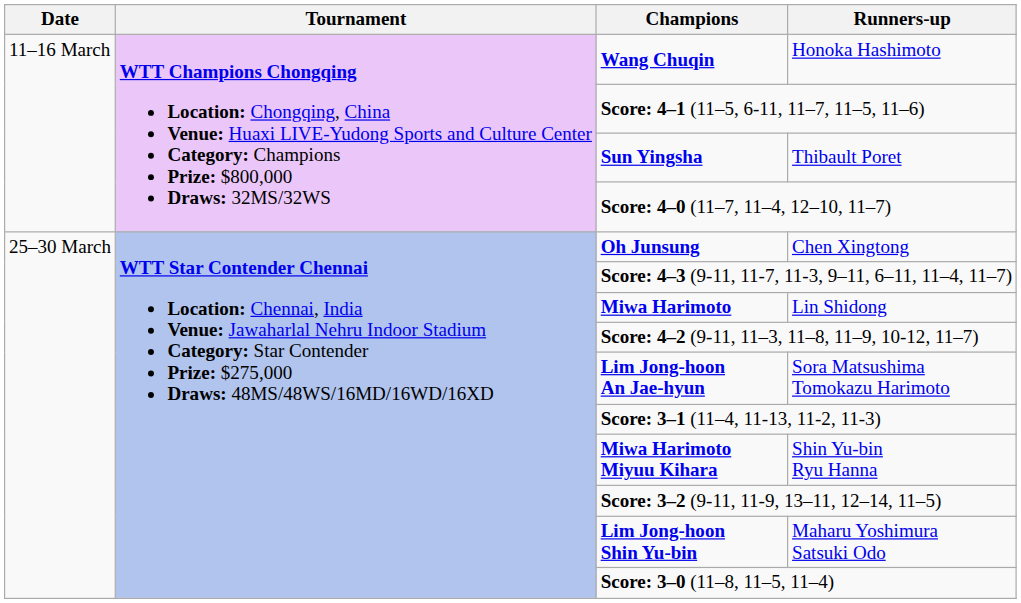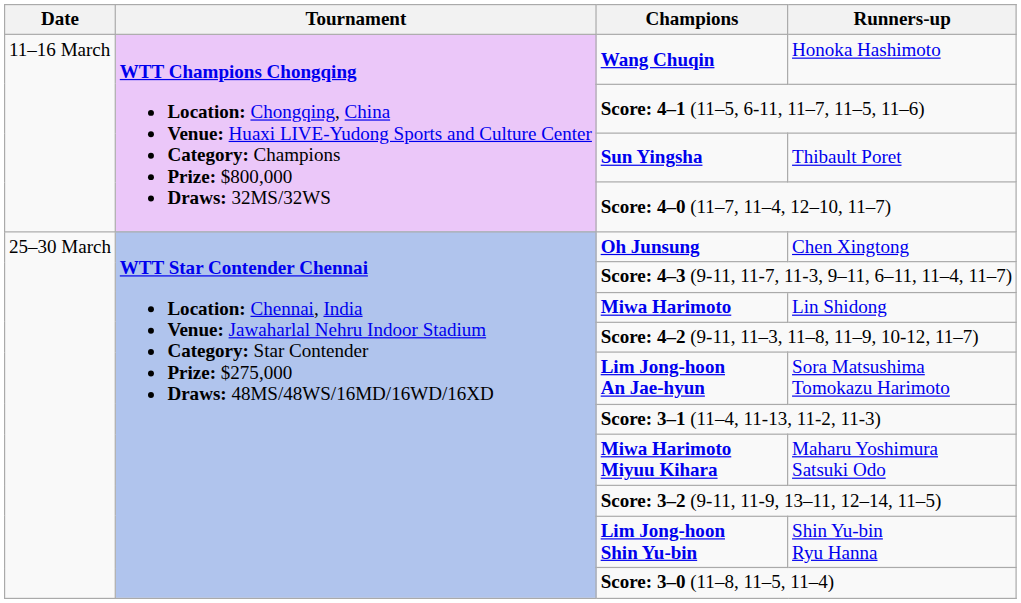(837, 459) Shin Yu-bin Ryu Hanna -> (865, 459) Maharu Yoshimura Satsuki Odo
(865, 541) Maharu Yoshimura Satsuki Odo -> (837, 541) Shin Yu-bin Ryu Hanna
